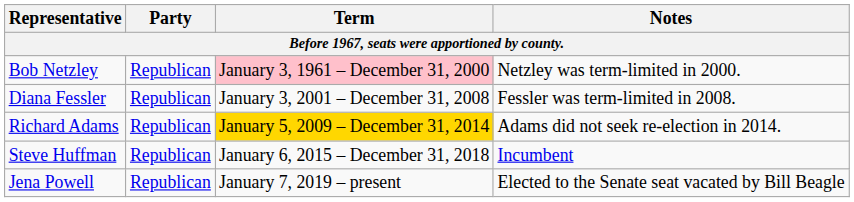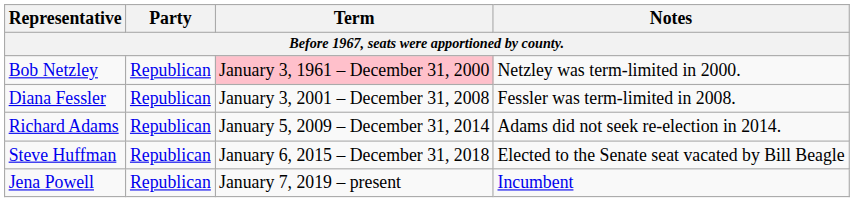(354, 126) gold background -> (354, 126) no background
(535, 154) Incumbent -> (671, 154) Elected to the Senate seat vacated by Bill Beagle
(671, 182) Elected to the Senate seat vacated by Bill Beagle -> (535, 182) Incumbent
